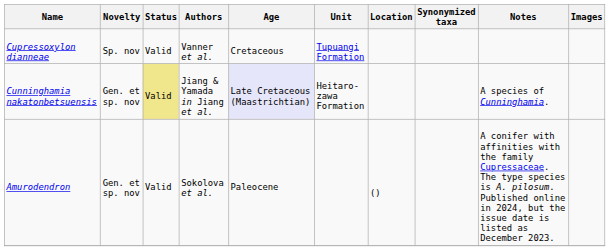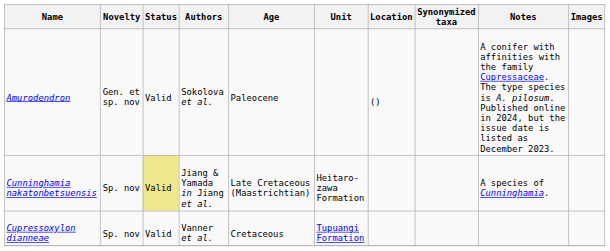rows swapped: (38, 187) <-> (41, 51)
(121, 96) Gen. et sp. nov -> (121, 188) Sp. nov
(270, 96) lavender background -> (270, 188) no background
